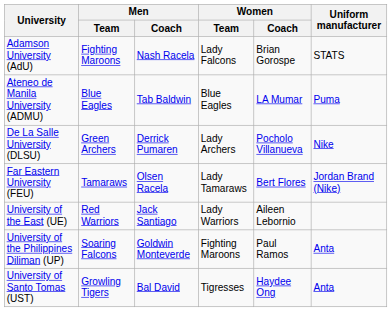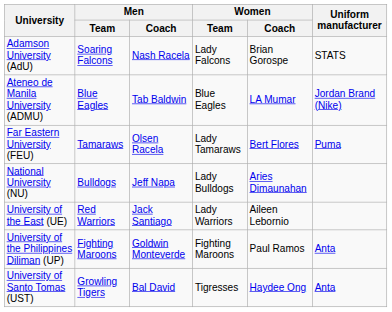(101, 55) Fighting Maroons -> (95, 55) Soaring Falcons
(327, 100) Puma -> (345, 100) Jordan Brand (Nike)
- row: (33, 144)
(344, 183) Jordan Brand (Nike) -> (328, 144) Puma
+ row: (29, 183)
(99, 249) Soaring Falcons -> (97, 249) Fighting Maroons
